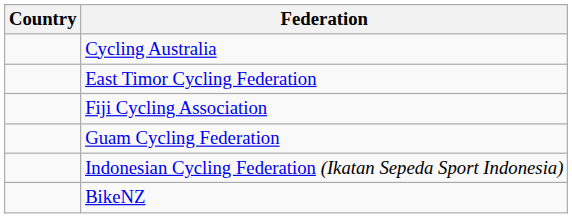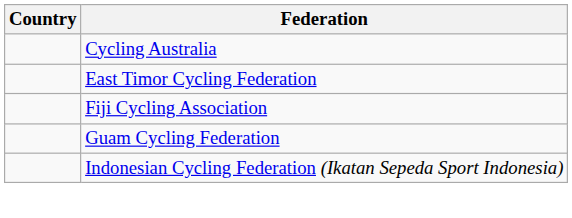- row: (115, 197)
